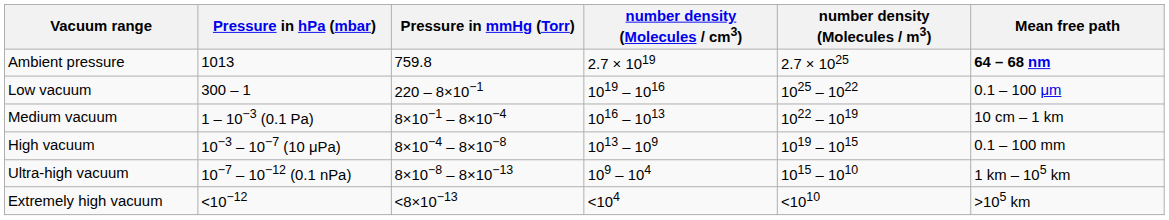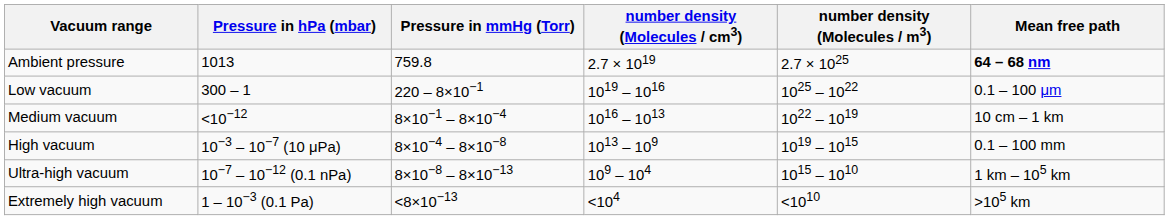(257, 117) 1 – 10−3 (0.1 Pa) -> (224, 117) <10−12
(224, 200) <10−12 -> (257, 200) 1 – 10−3 (0.1 Pa)
